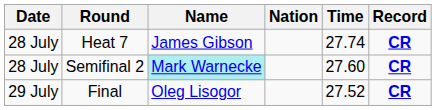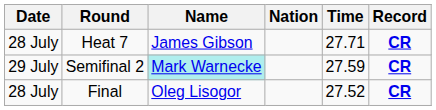(345, 42) 27.74 -> (345, 42) 27.71
(33, 67) 28 July -> (33, 67) 29 July
(345, 67) 27.60 -> (345, 67) 27.59
(33, 92) 29 July -> (33, 92) 28 July
